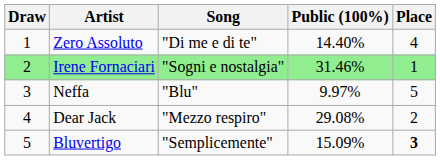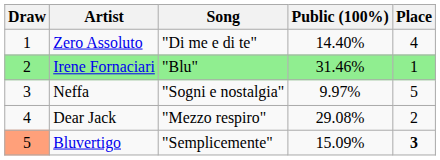(223, 67) "Sogni e nostalgia" -> (180, 67) "Blu"
(180, 92) "Blu" -> (223, 92) "Sogni e nostalgia"
(27, 142) no background -> (27, 142) lightsalmon background
